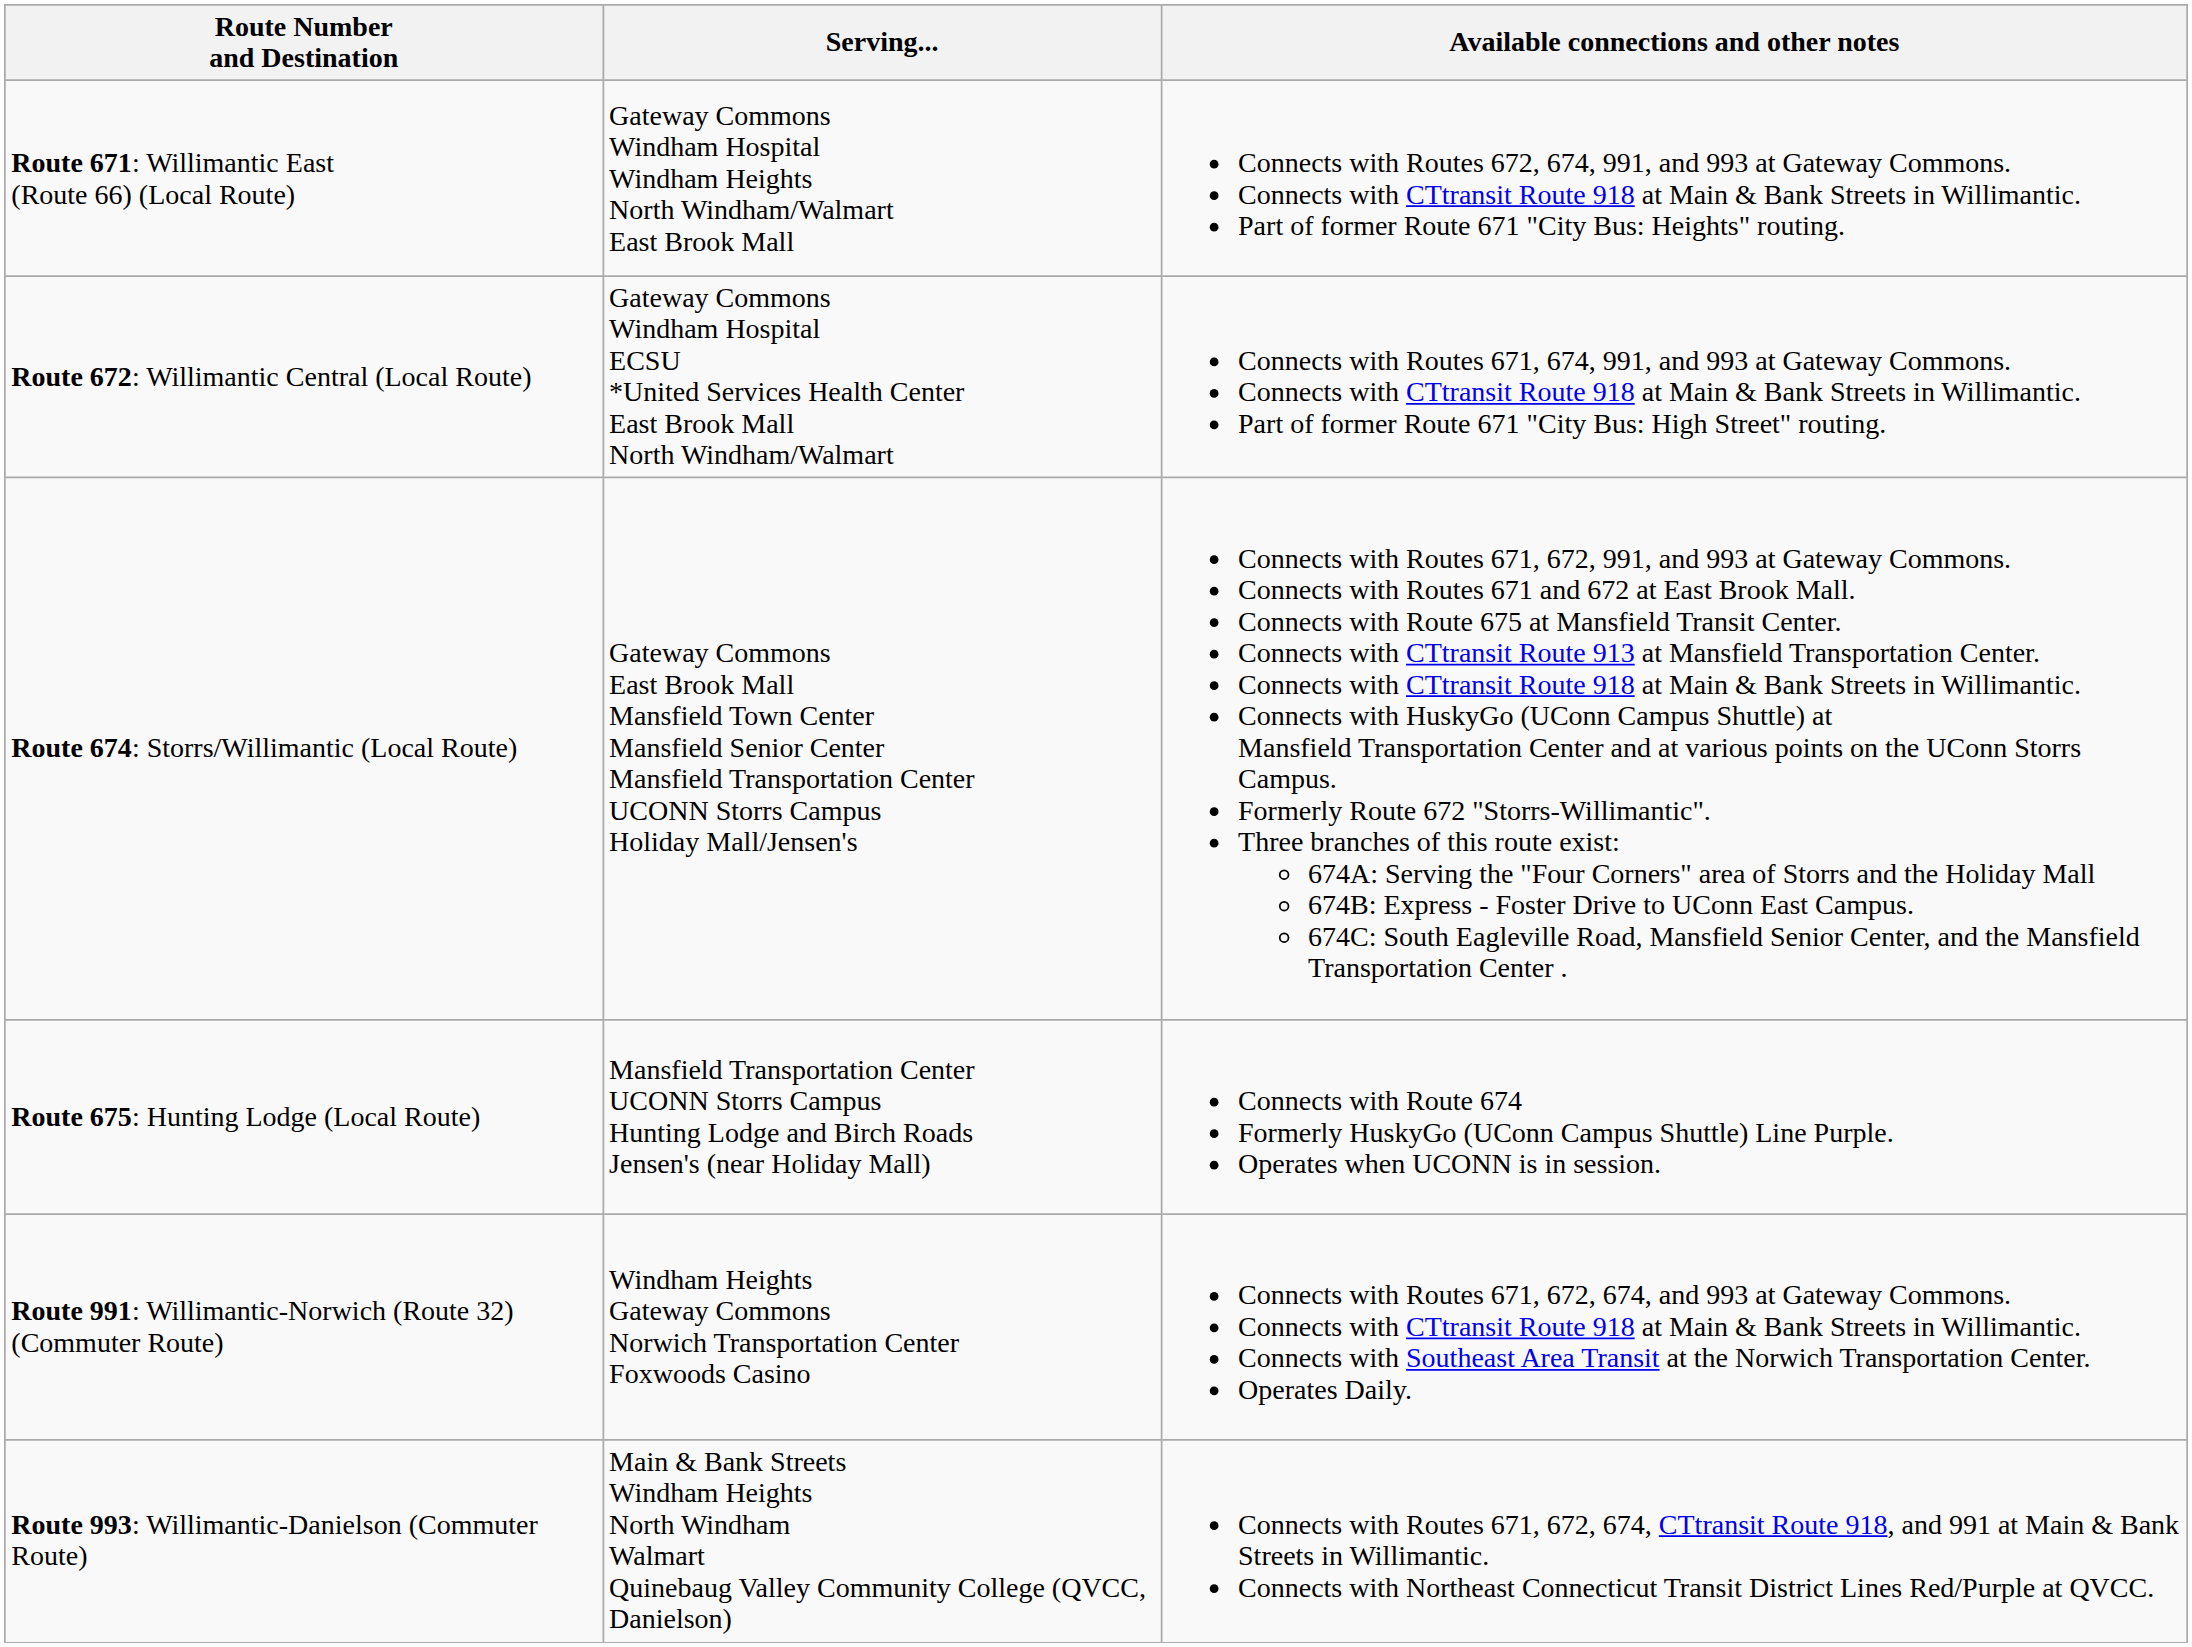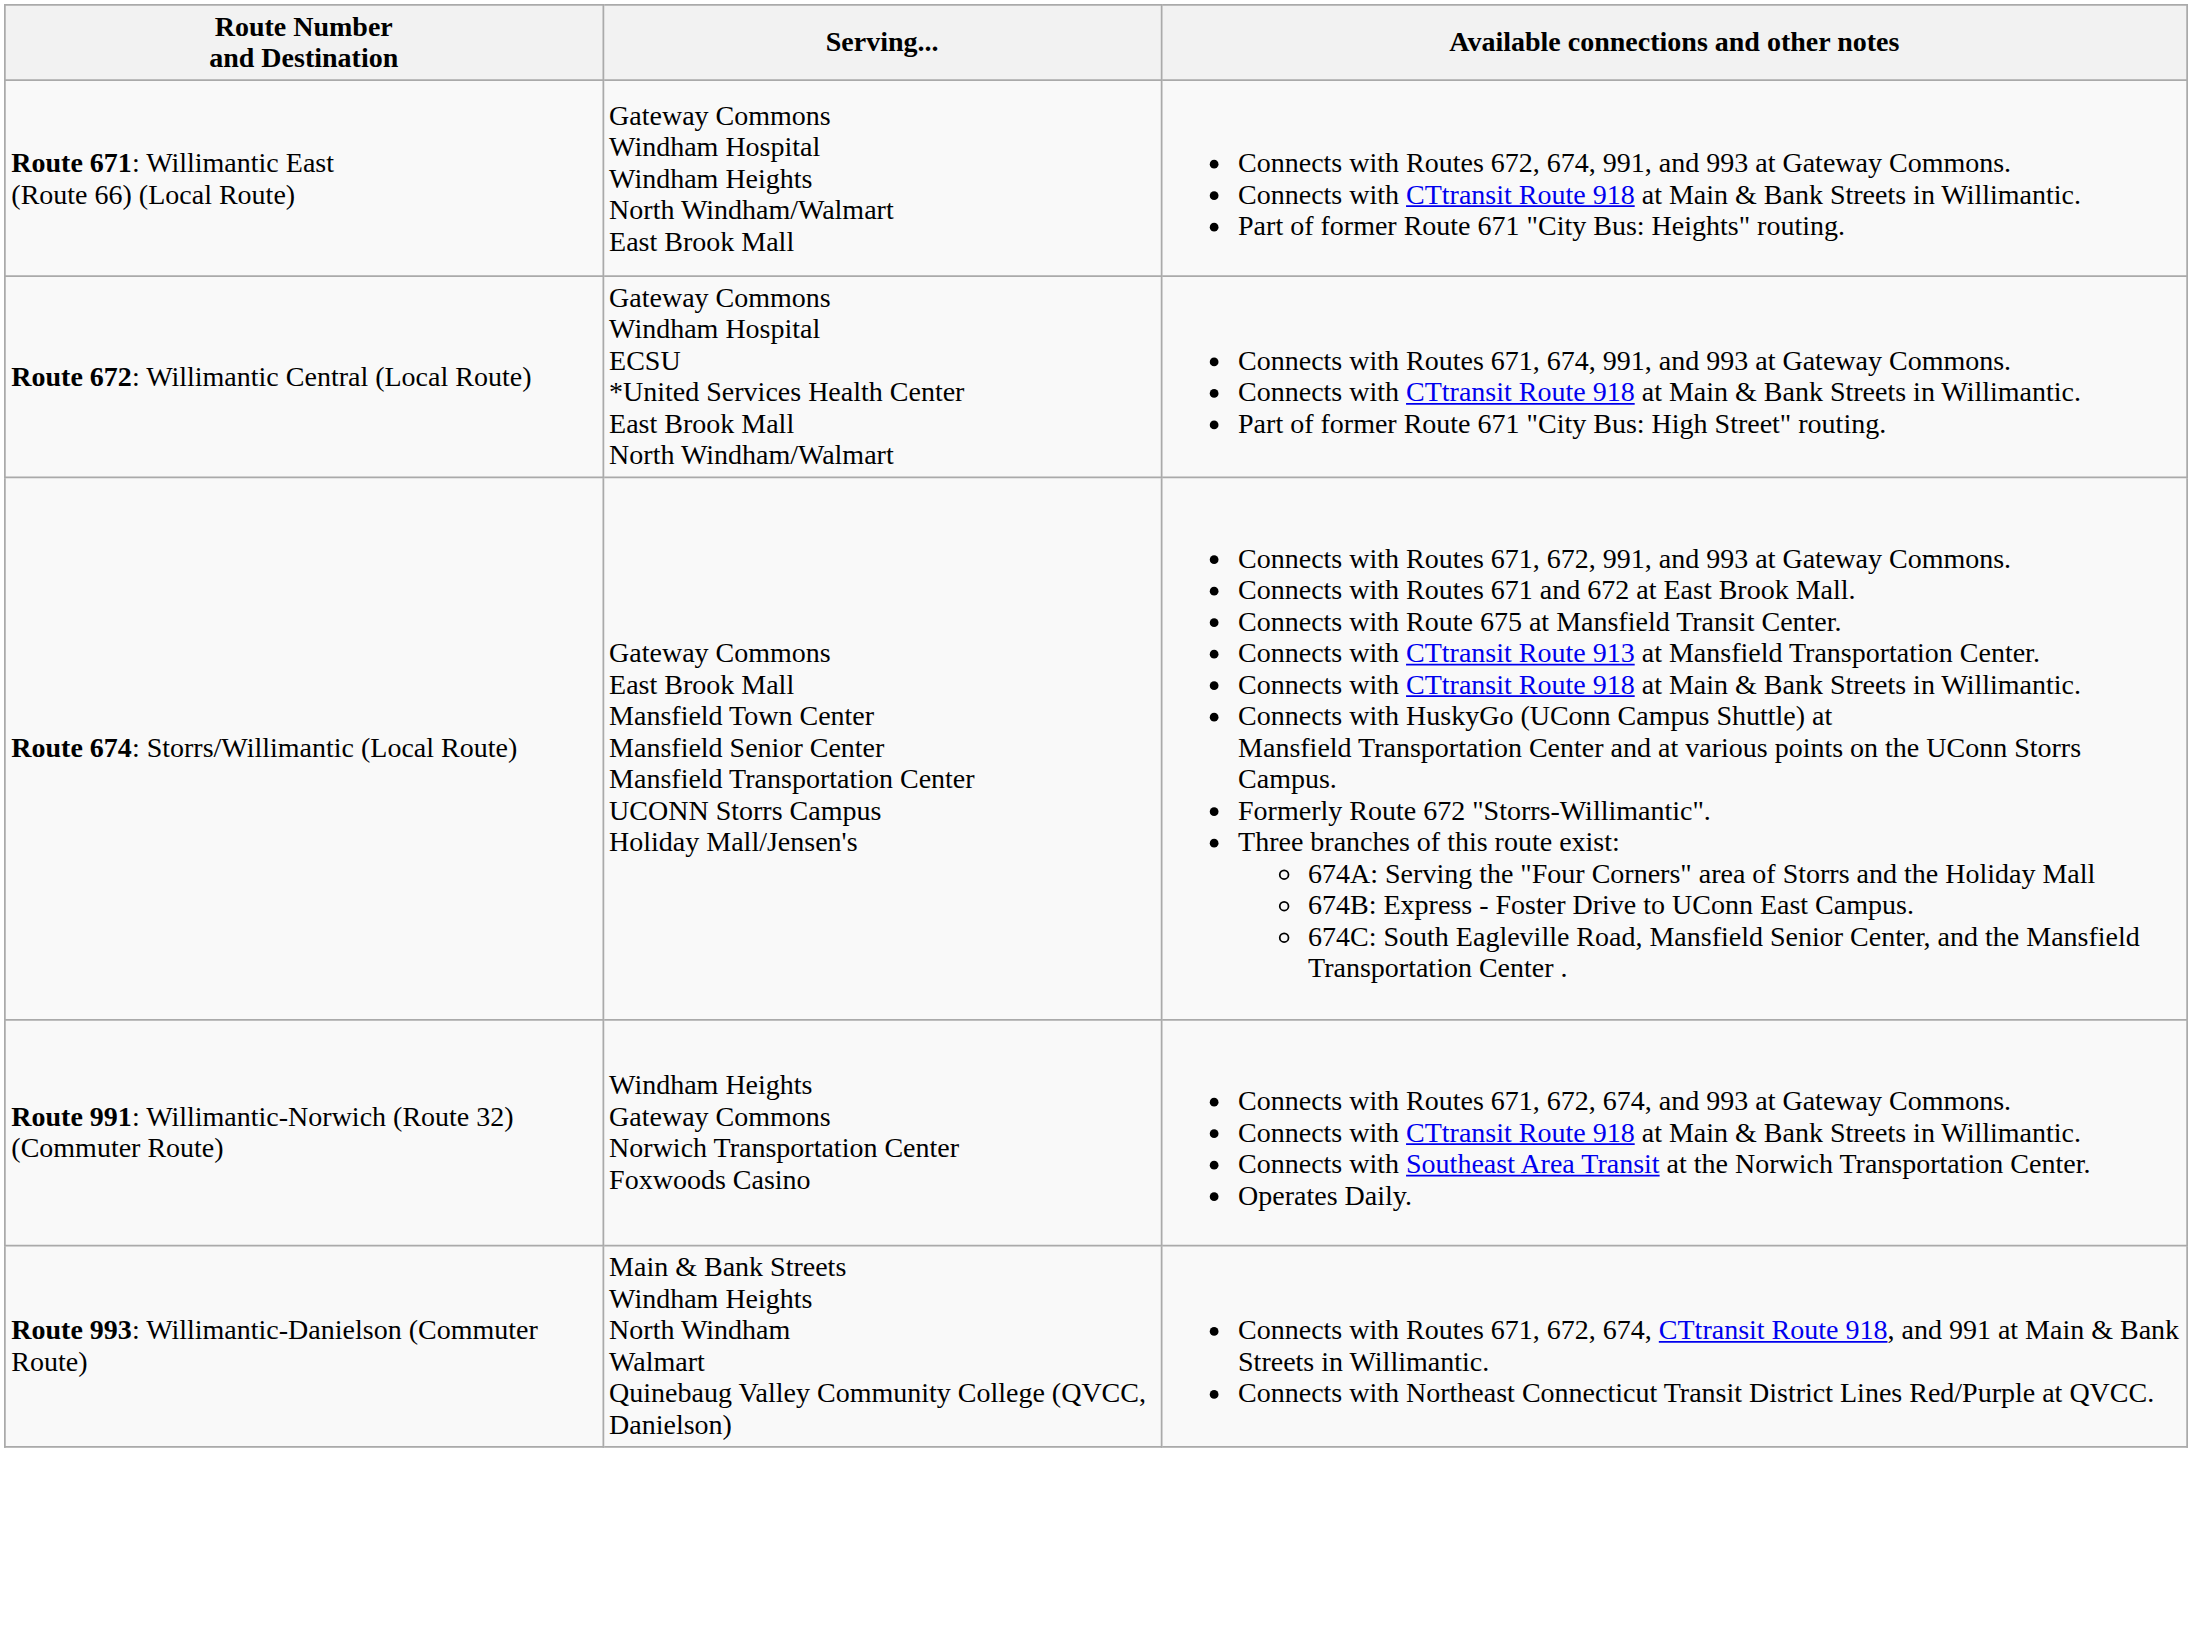- row: (246, 1116)
